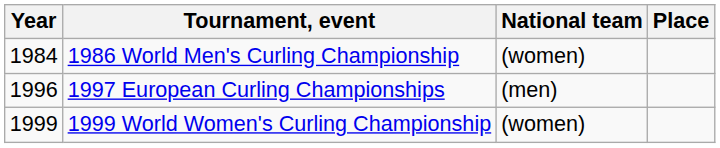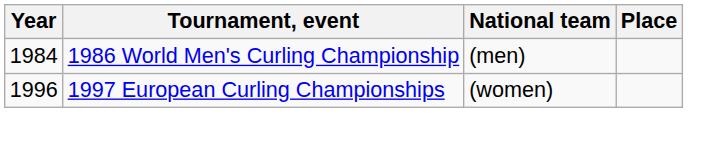(543, 55) (women) -> (497, 55) (men)
(529, 90) (men) -> (511, 90) (women)
- row: (279, 124)
